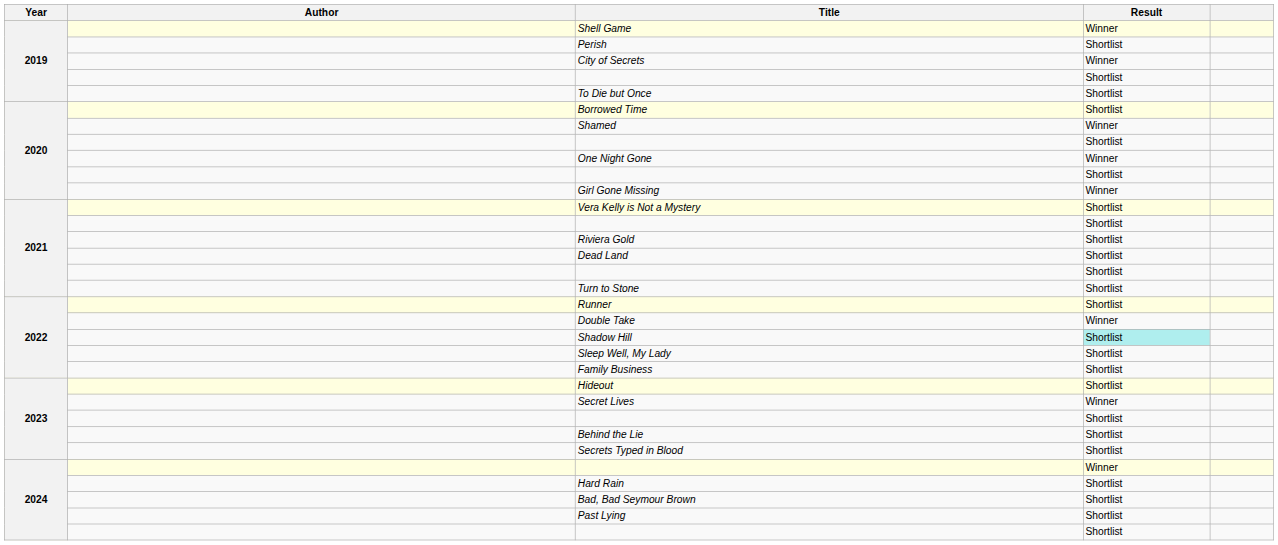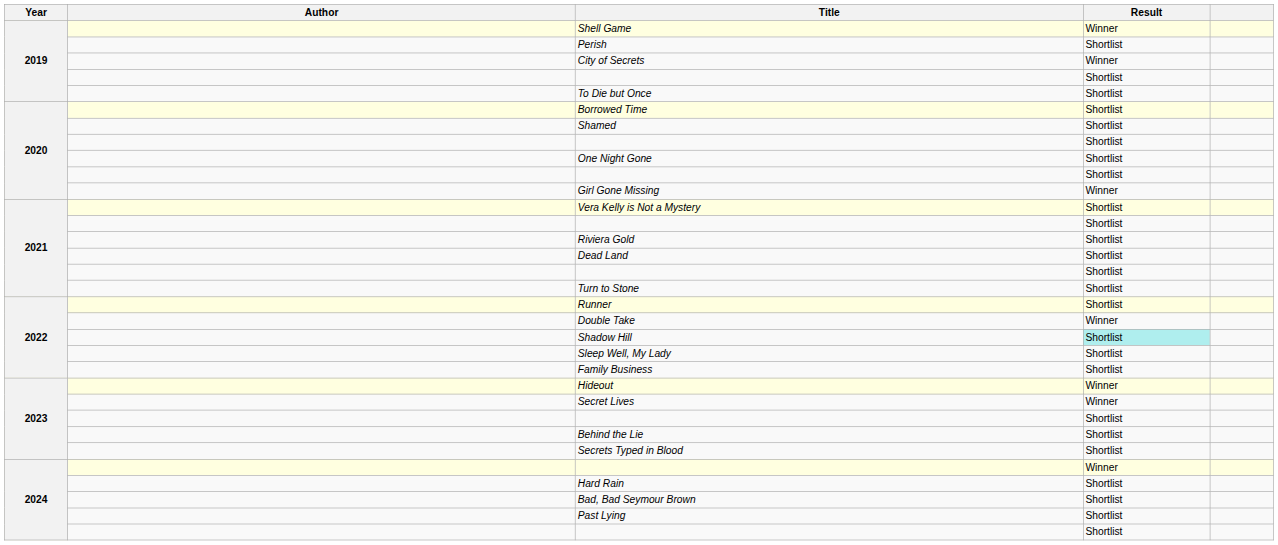(1102, 126) Winner -> (1104, 126) Shortlist
(1102, 158) Winner -> (1104, 158) Shortlist
(1104, 386) Shortlist -> (1102, 386) Winner
